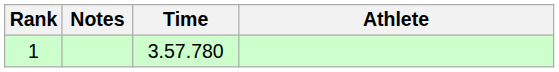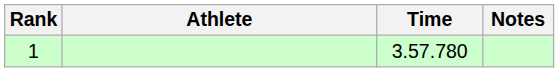columns swapped: (396, 19) <-> (97, 19)
